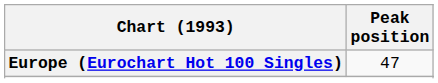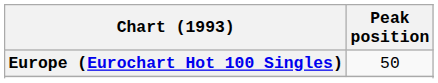(390, 64) 47 -> (390, 64) 50
